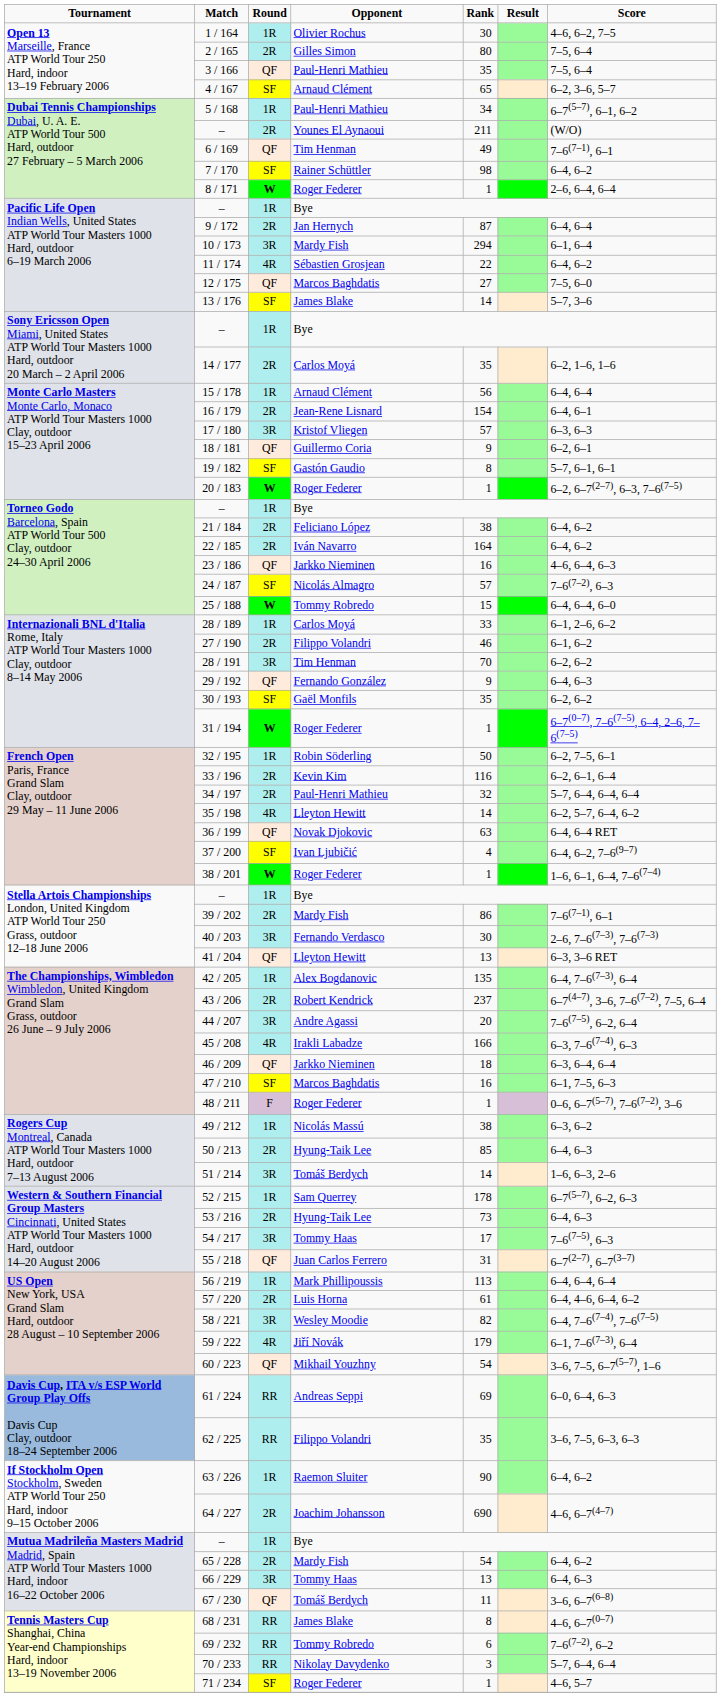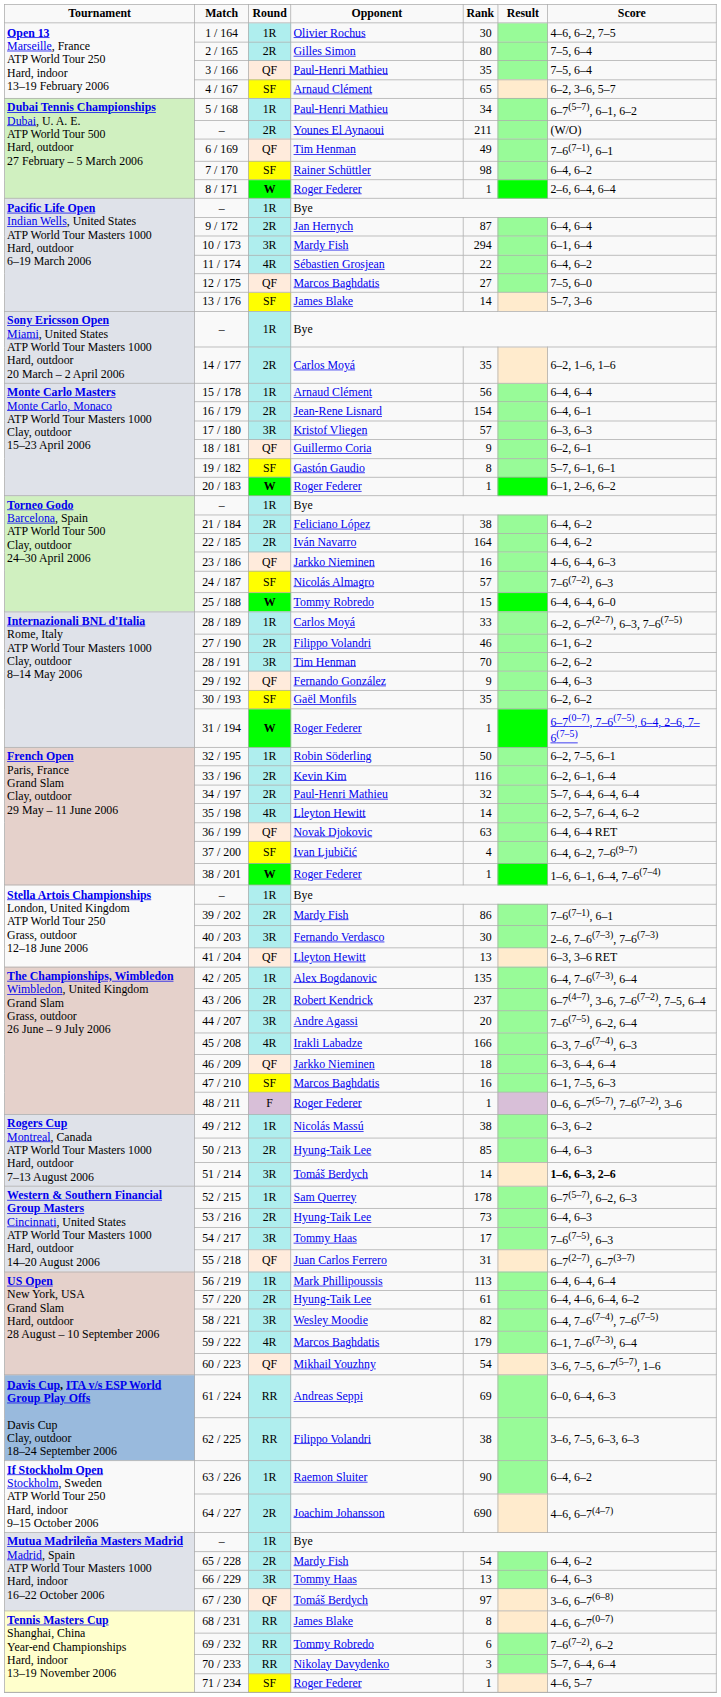(616, 488) 6–2, 6–7(2–7), 6–3, 7–6(7–5) -> (583, 486) 6–1, 2–6, 6–2
(583, 624) 6–1, 2–6, 6–2 -> (616, 622) 6–2, 6–7(2–7), 6–3, 7–6(7–5)
(583, 1174) normal -> (583, 1174) bold
(320, 1299) Luis Horna -> (332, 1299) Hyung-Taik Lee
(318, 1342) Jiří Novák -> (336, 1342) Marcos Baghdatis
(486, 1439) 35 -> (486, 1439) 38
(486, 1600) 11 -> (486, 1600) 97
